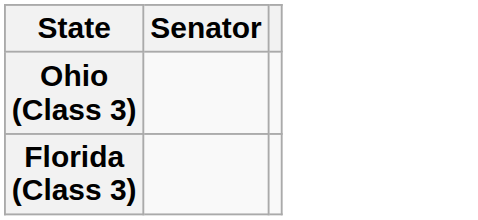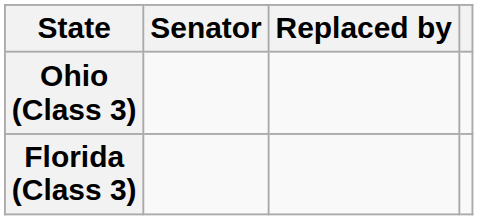+ column: (364, 28)
